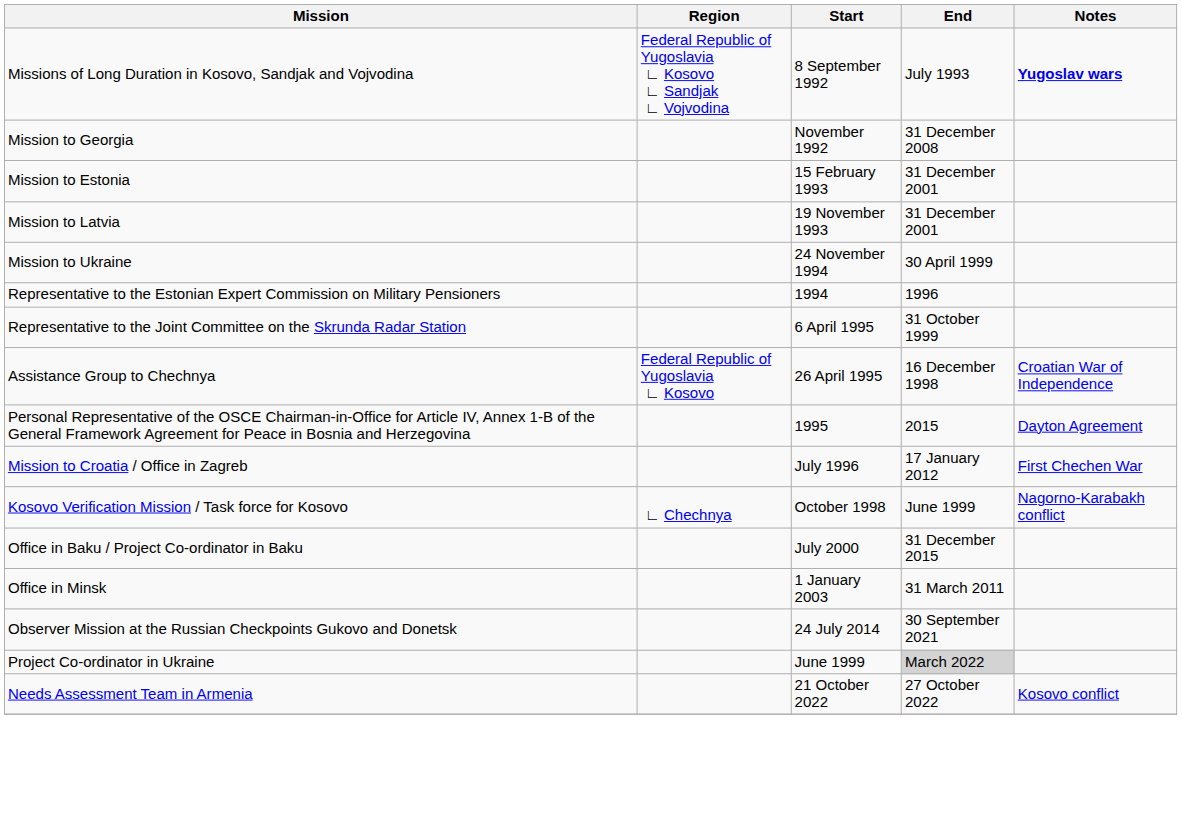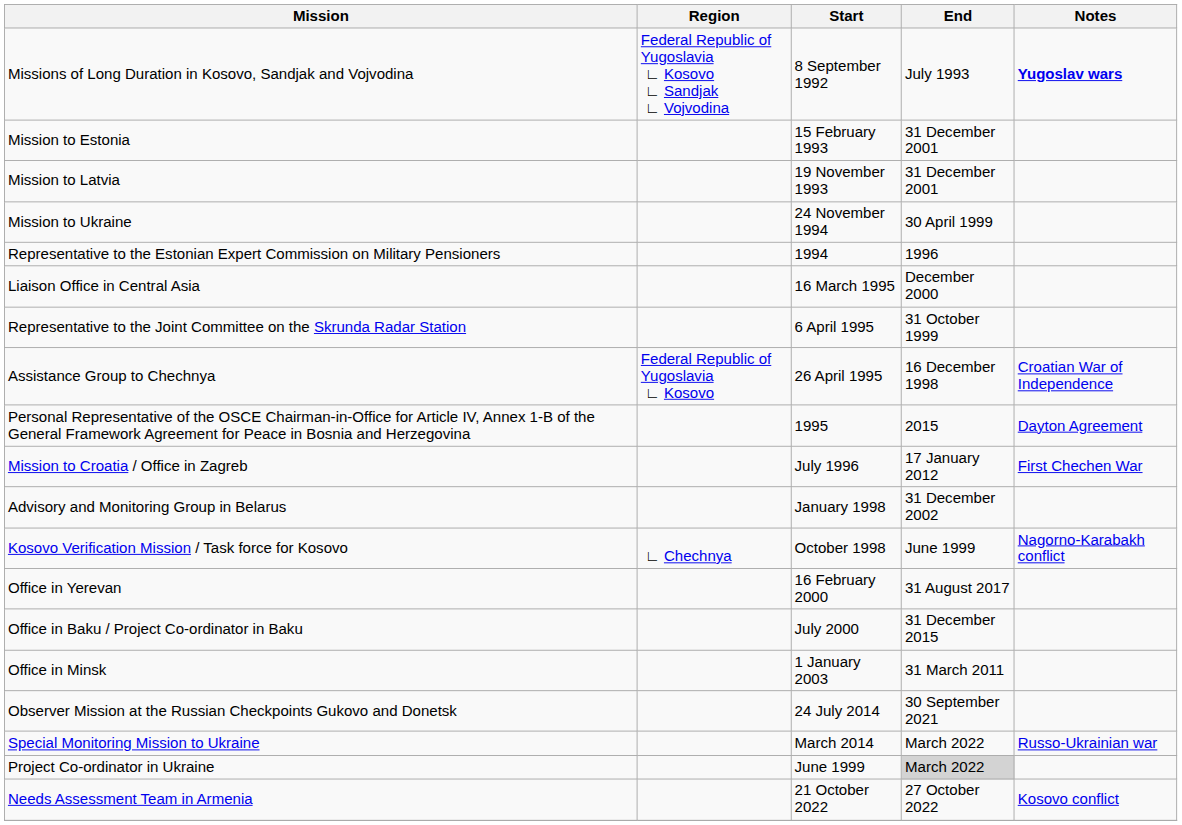- row: (71, 140)
+ row: (104, 286)
+ row: (147, 507)
+ row: (65, 588)
+ row: (134, 743)
